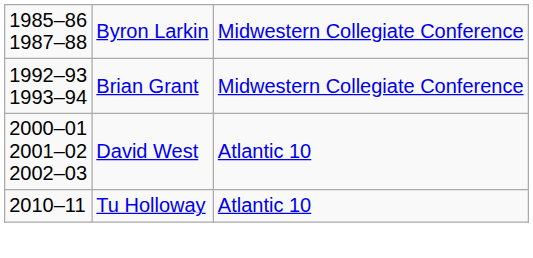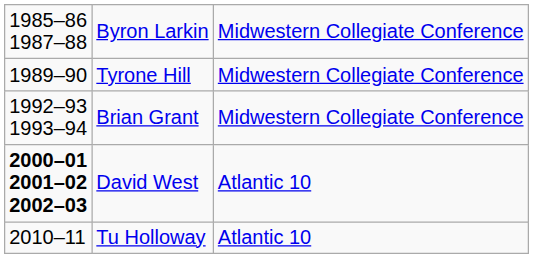+ row: (144, 74)
(48, 151) normal -> (48, 183) bold
